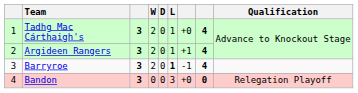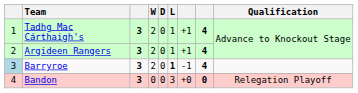(186, 31) +0 -> (186, 31) +1
(13, 66) no background -> (13, 66) lightblue background
